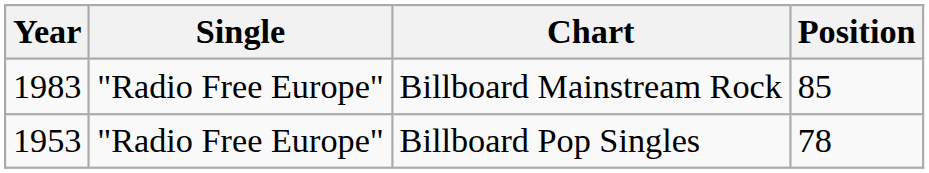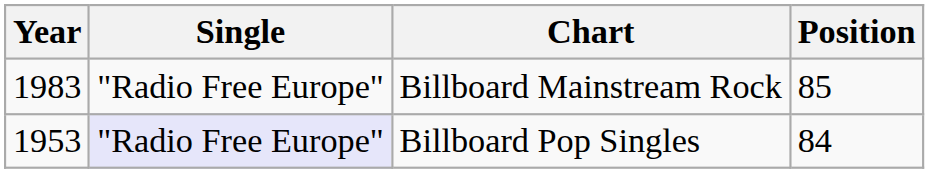(241, 140) no background -> (241, 140) lavender background
(815, 140) 78 -> (815, 140) 84
